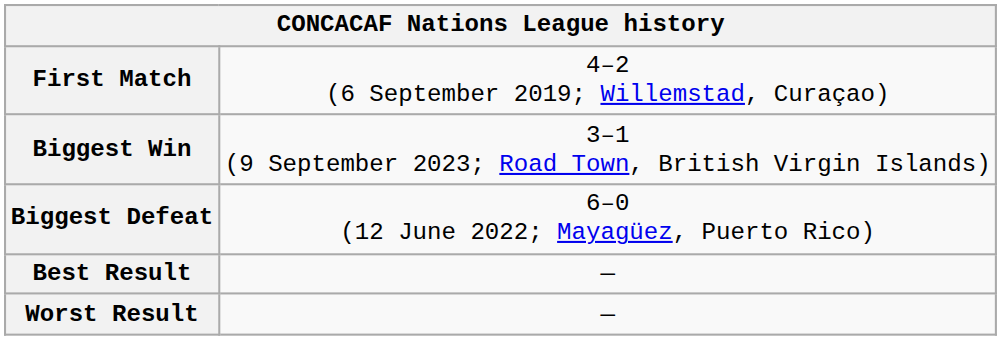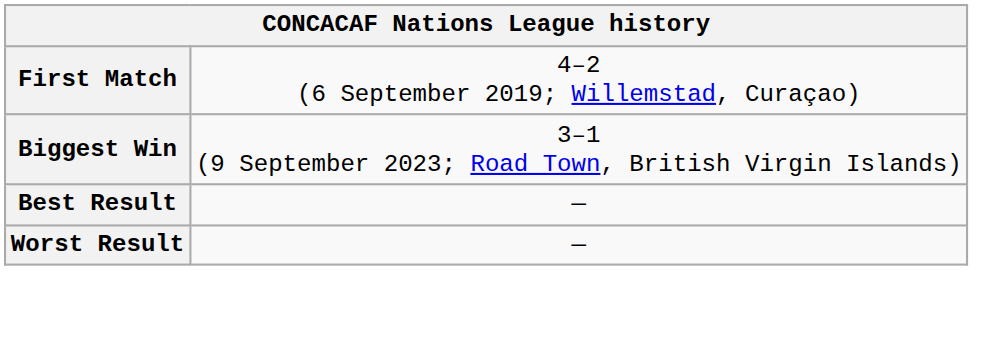- row: (112, 219)
